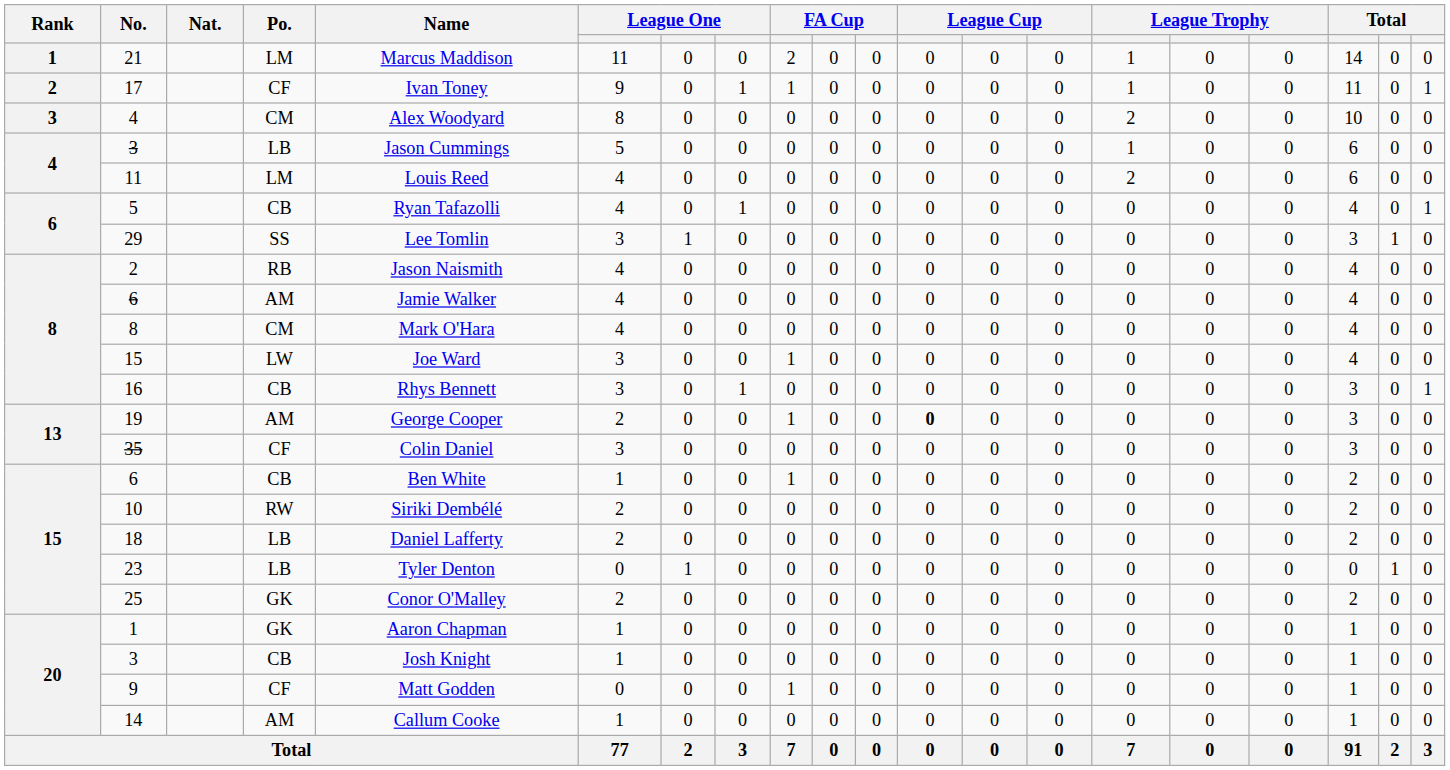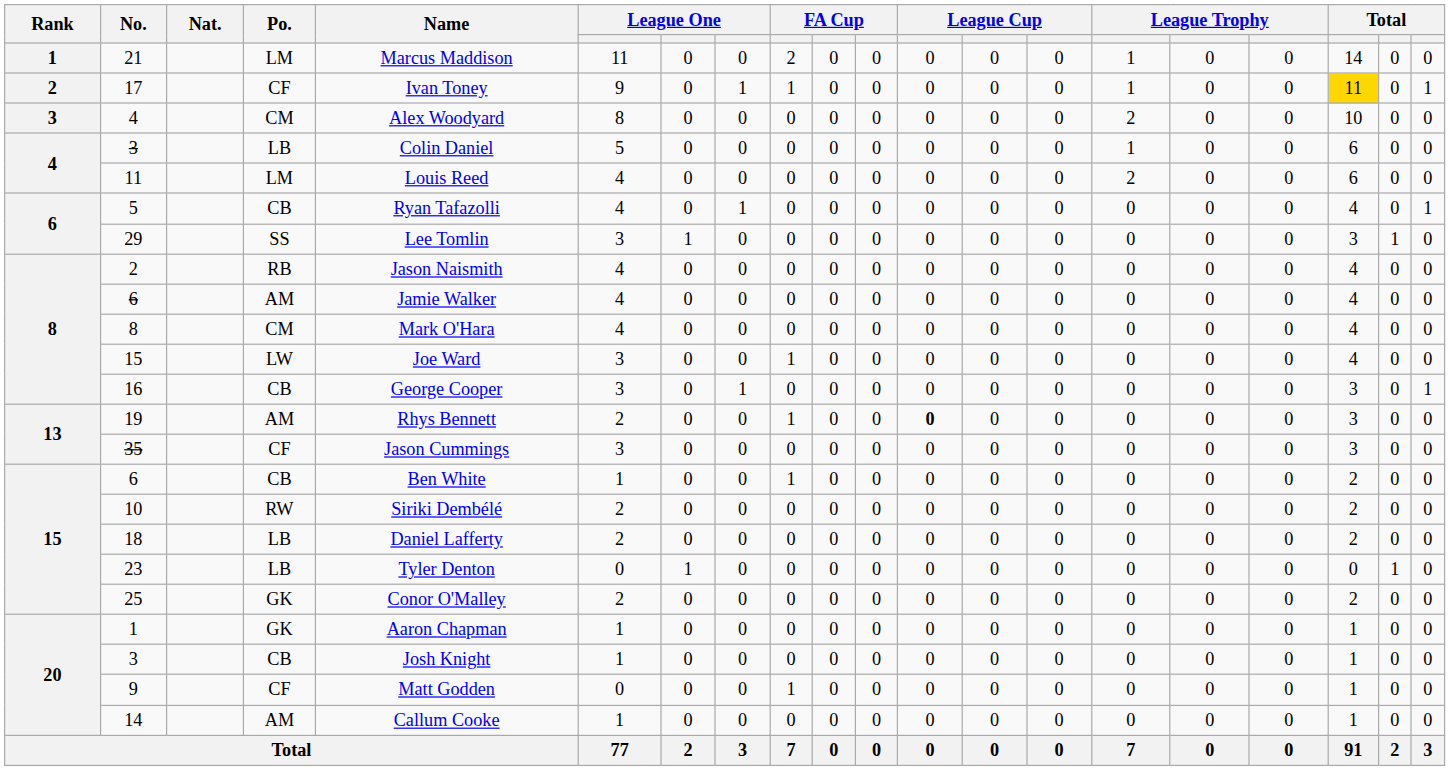(1353, 88) no background -> (1353, 88) gold background
(447, 148) Jason Cummings -> (447, 148) Colin Daniel
(447, 389) Rhys Bennett -> (447, 389) George Cooper
(447, 419) George Cooper -> (447, 419) Rhys Bennett
(447, 449) Colin Daniel -> (447, 449) Jason Cummings
